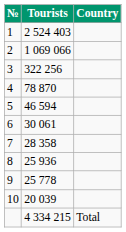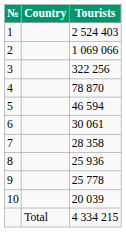columns swapped: (97, 13) <-> (48, 13)
